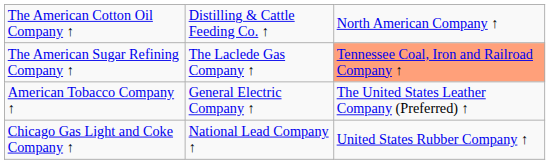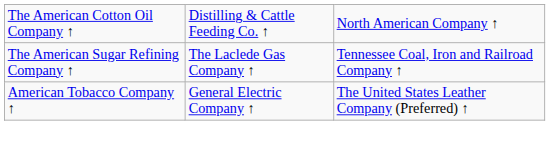(435, 62) lightsalmon background -> (435, 62) no background
- row: (90, 139)
